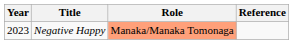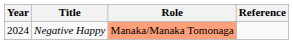(18, 30) 2023 -> (18, 30) 2024
